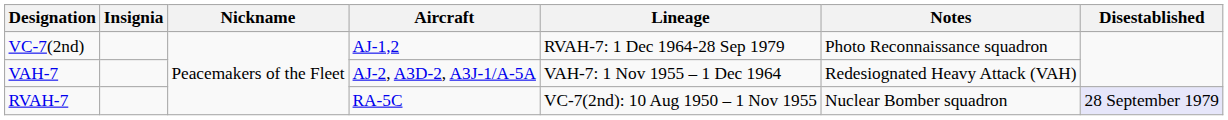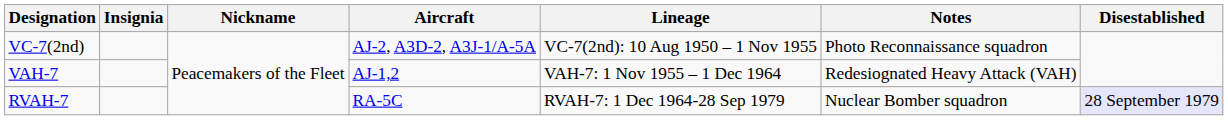(376, 45) AJ-1,2 -> (444, 45) AJ-2, A3D-2, A3J-1/A-5A
(664, 45) RVAH-7: 1 Dec 1964-28 Sep 1979 -> (680, 45) VC-7(2nd): 10 Aug 1950 – 1 Nov 1955
(444, 73) AJ-2, A3D-2, A3J-1/A-5A -> (376, 73) AJ-1,2
(680, 100) VC-7(2nd): 10 Aug 1950 – 1 Nov 1955 -> (664, 100) RVAH-7: 1 Dec 1964-28 Sep 1979
